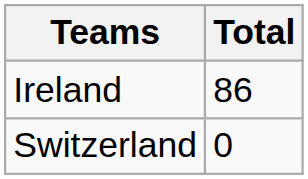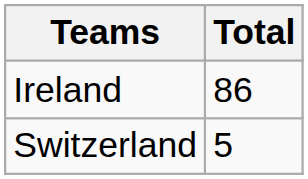(223, 145) 0 -> (223, 145) 5
